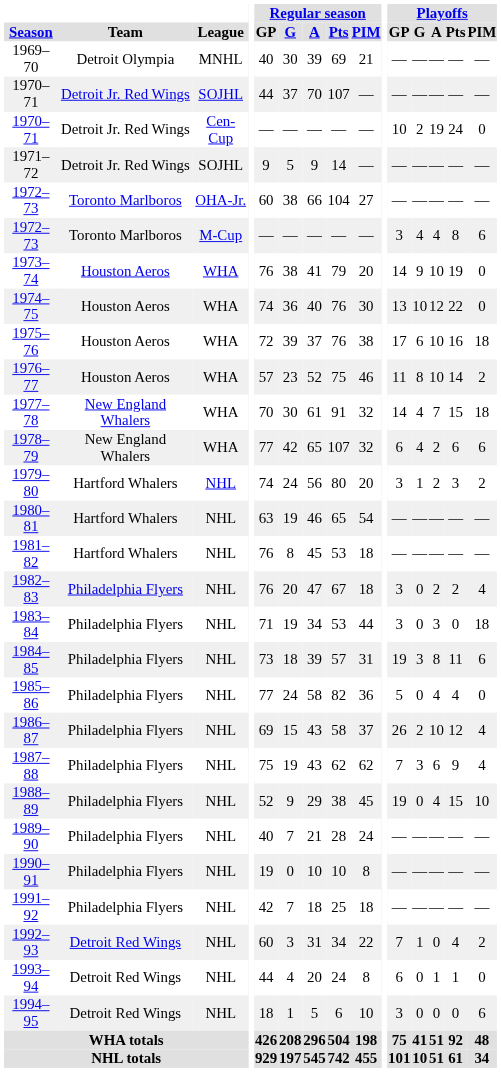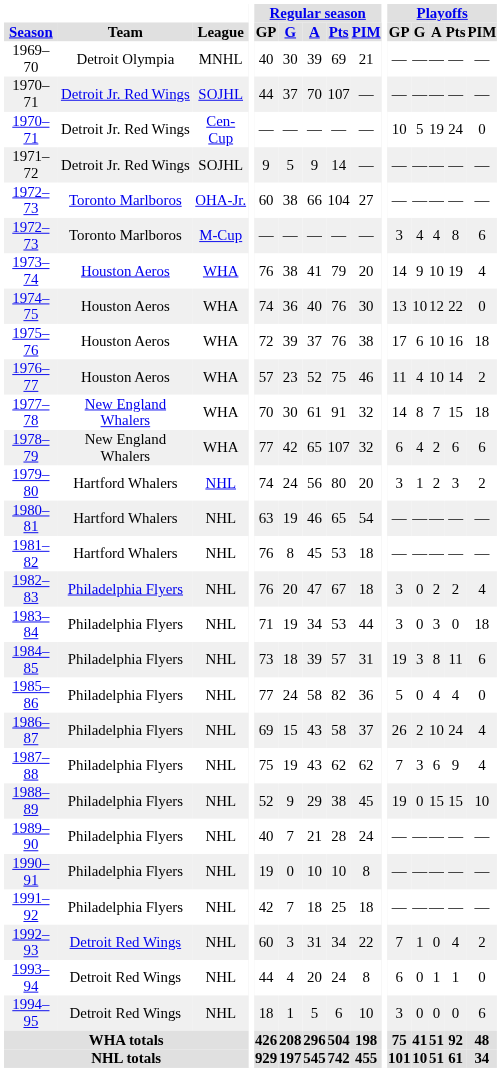(420, 129) 2 -> (420, 129) 5
(482, 270) 0 -> (482, 270) 4
(420, 376) 8 -> (420, 376) 4
(420, 412) 4 -> (420, 412) 8
(456, 730) 12 -> (456, 730) 24
(436, 801) 4 -> (436, 801) 15
